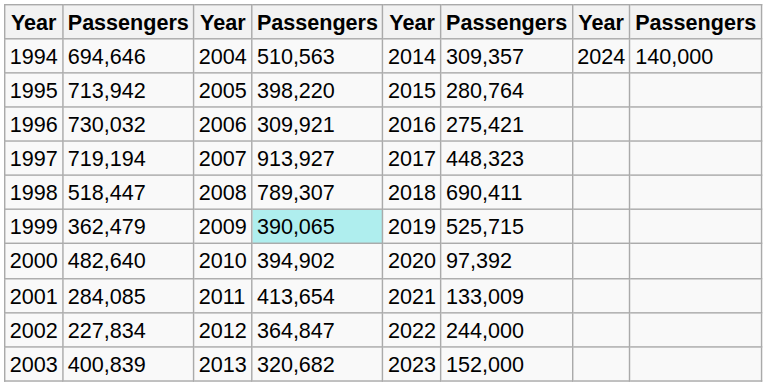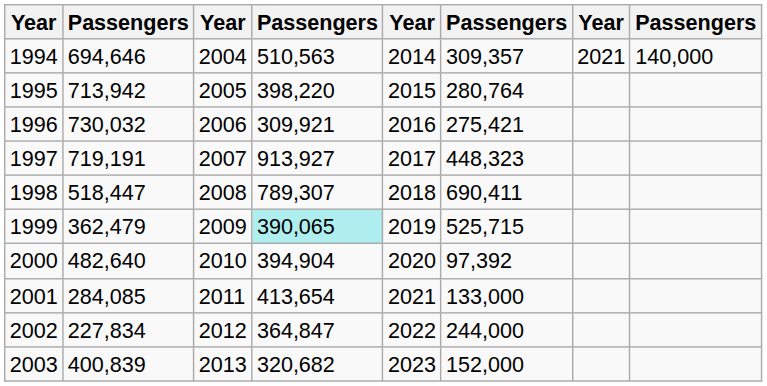(601, 56) 2024 -> (601, 56) 2021
(107, 159) 719,194 -> (107, 159) 719,191
(296, 261) 394,902 -> (296, 261) 394,904
(485, 295) 133,009 -> (485, 295) 133,000
